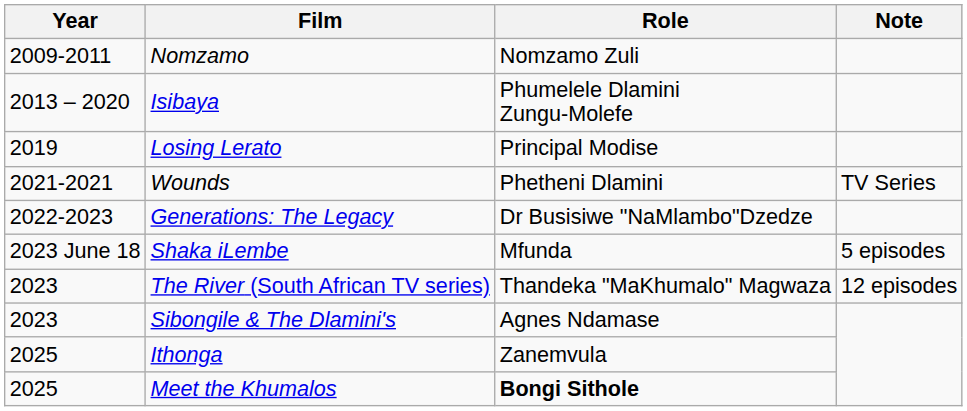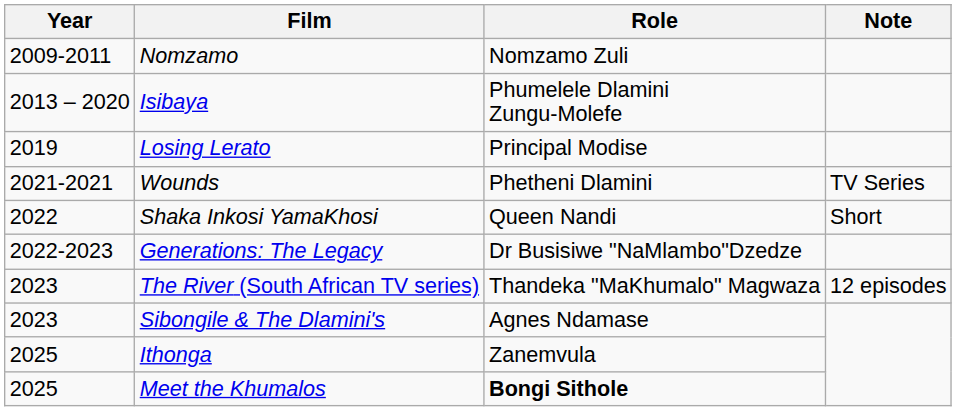+ row: (259, 217)
- row: (220, 251)
